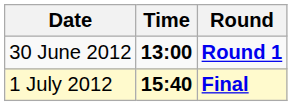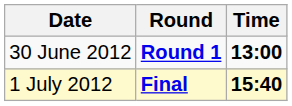columns swapped: (167, 20) <-> (242, 20)
